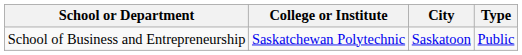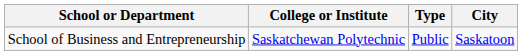columns swapped: (441, 15) <-> (496, 15)
